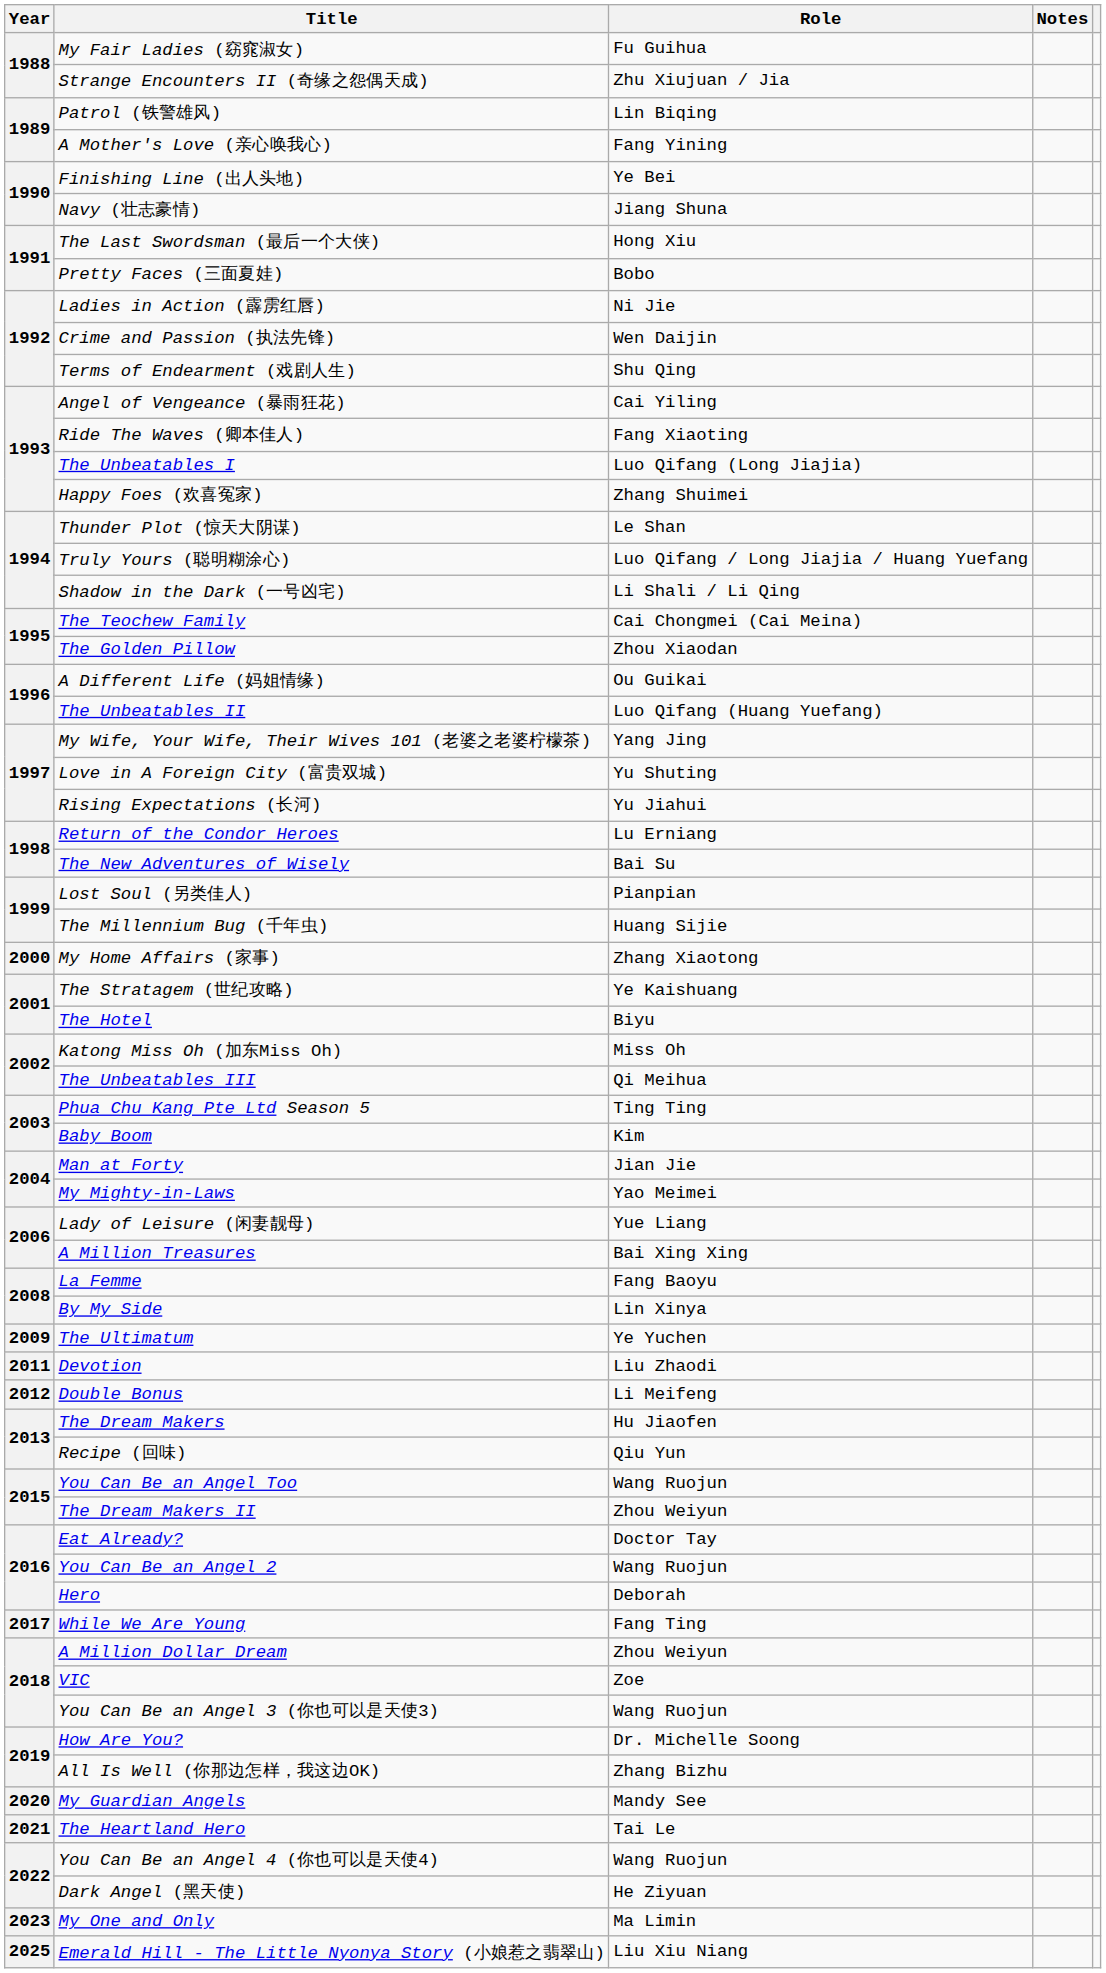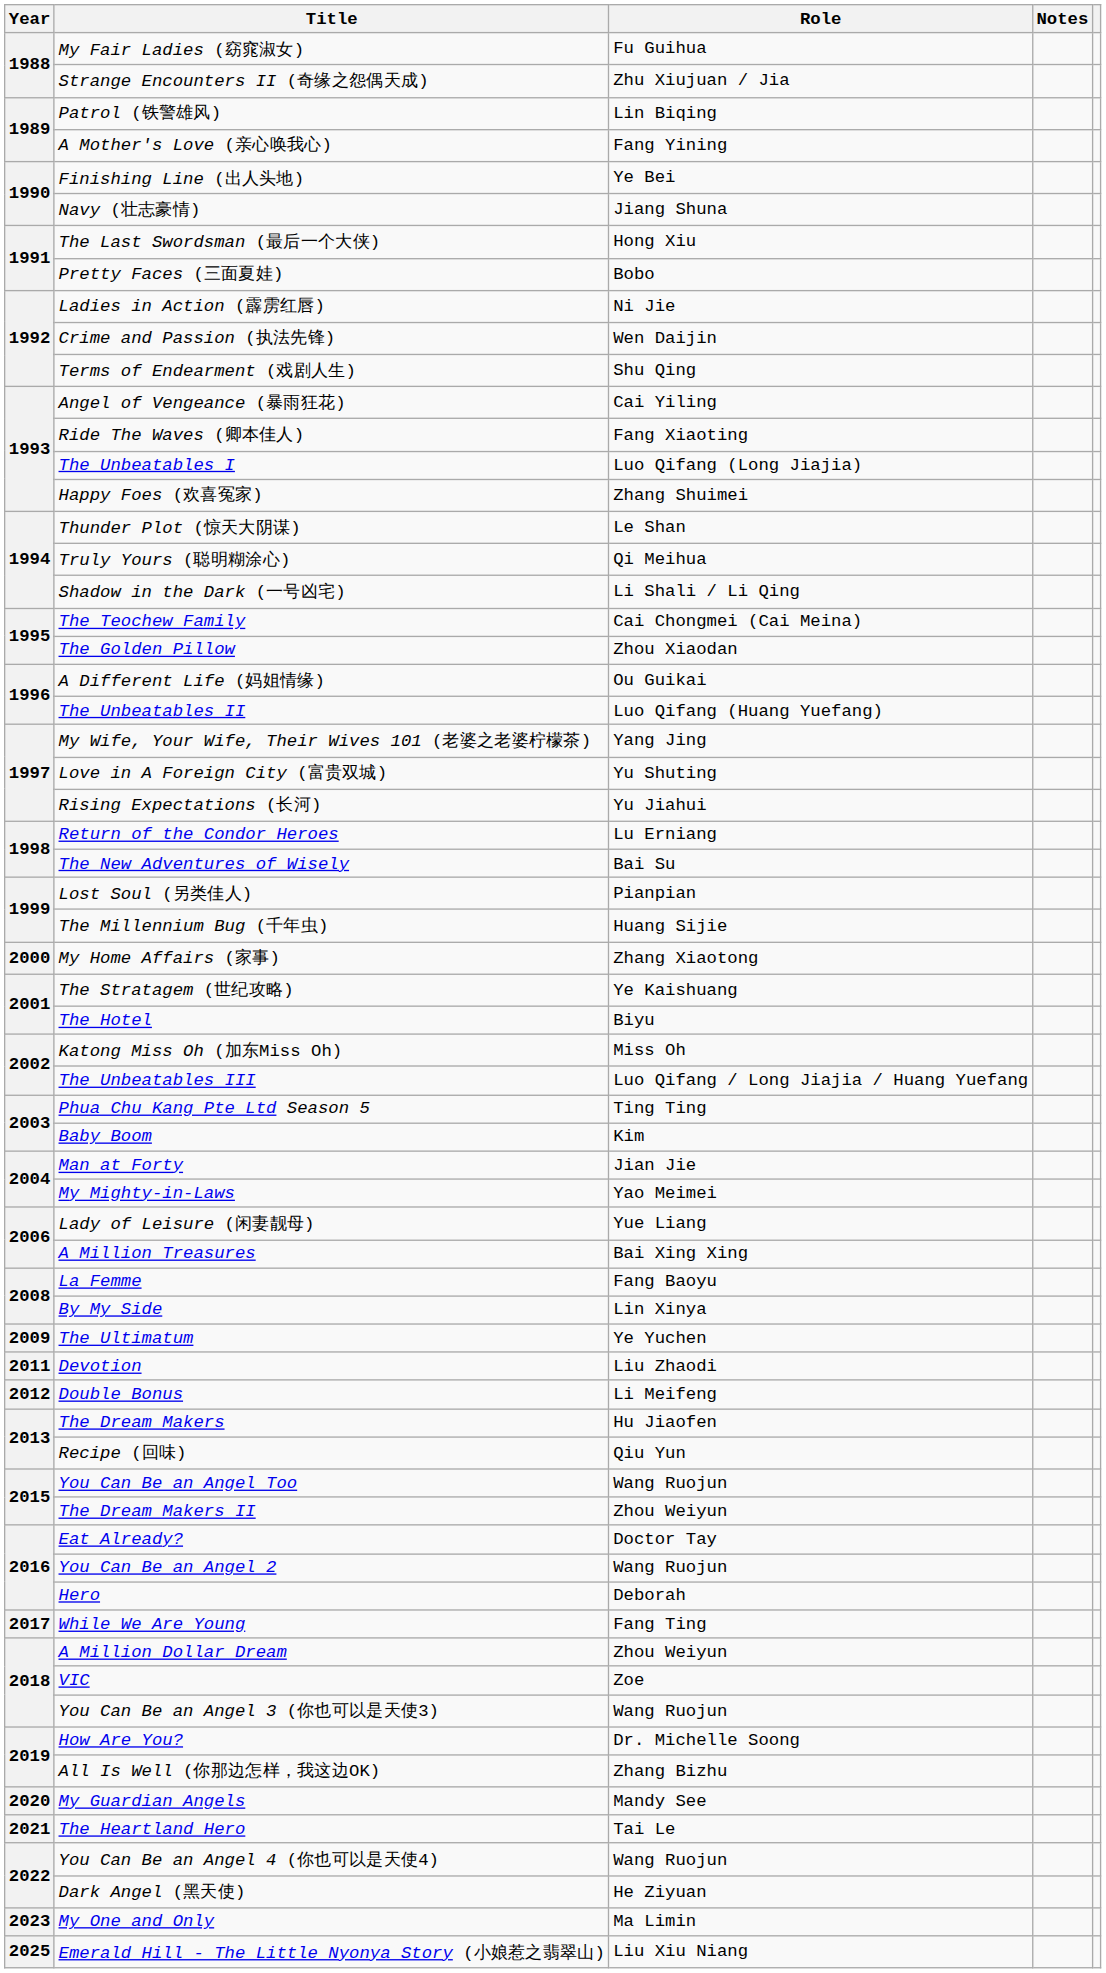(821, 560) Luo Qifang / Long Jiajia / Huang Yuefang -> (660, 560) Qi Meihua
(660, 1081) Qi Meihua -> (821, 1081) Luo Qifang / Long Jiajia / Huang Yuefang
